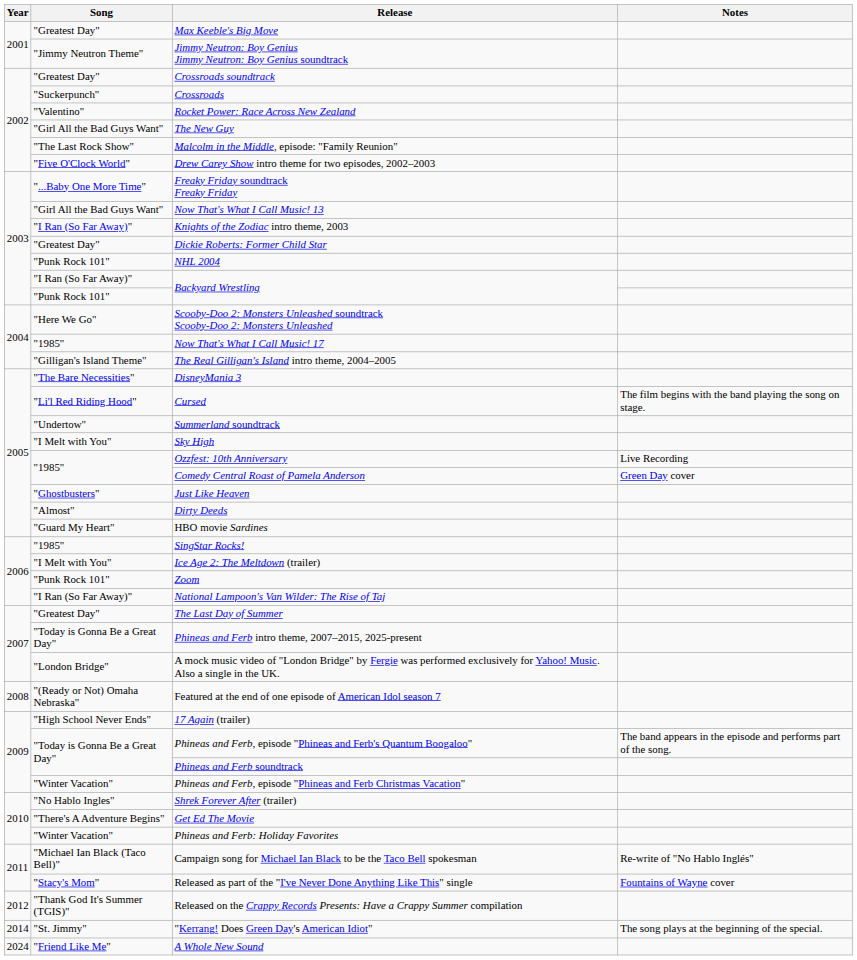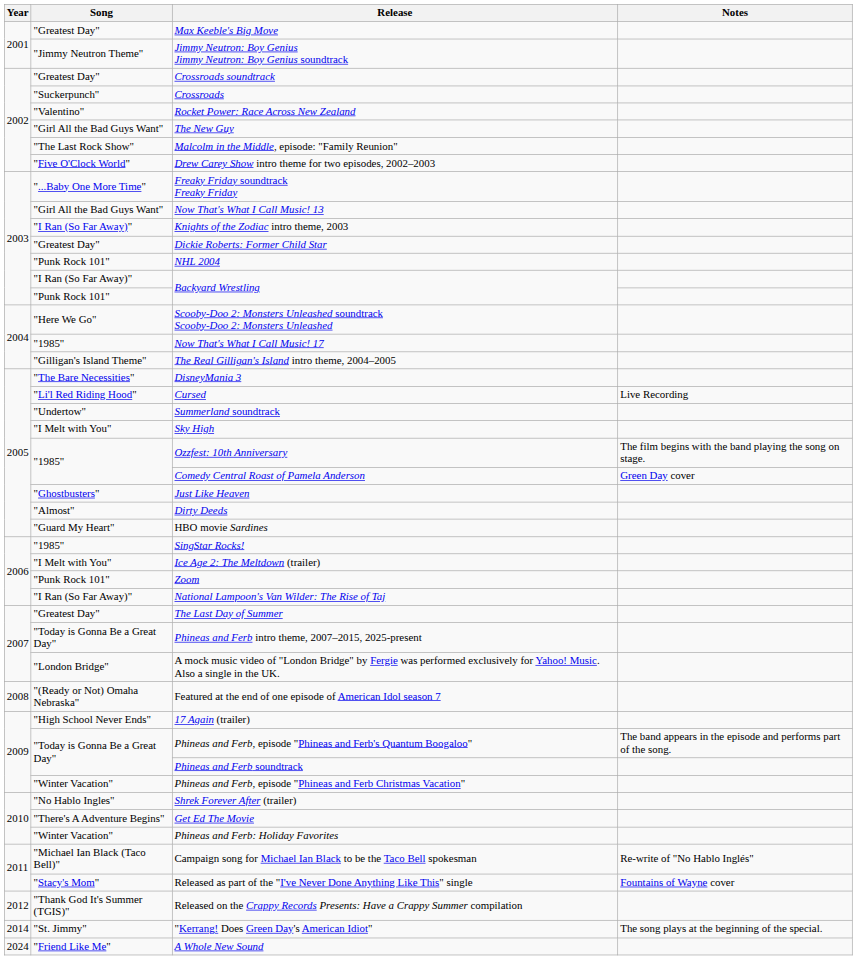(730, 401) The film begins with the band playing the song on stage. -> (654, 394) Live Recording
(654, 458) Live Recording -> (730, 452) The film begins with the band playing the song on stage.
